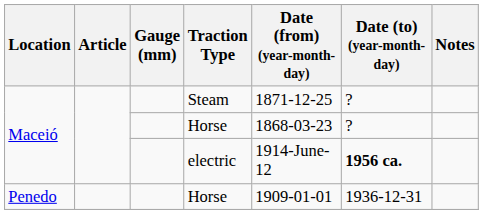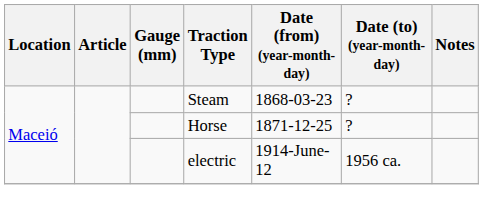(294, 99) 1871-12-25 -> (294, 99) 1868-03-23
(294, 125) 1868-03-23 -> (294, 125) 1871-12-25
(374, 160) bold -> (373, 160) normal
- row: (33, 196)
